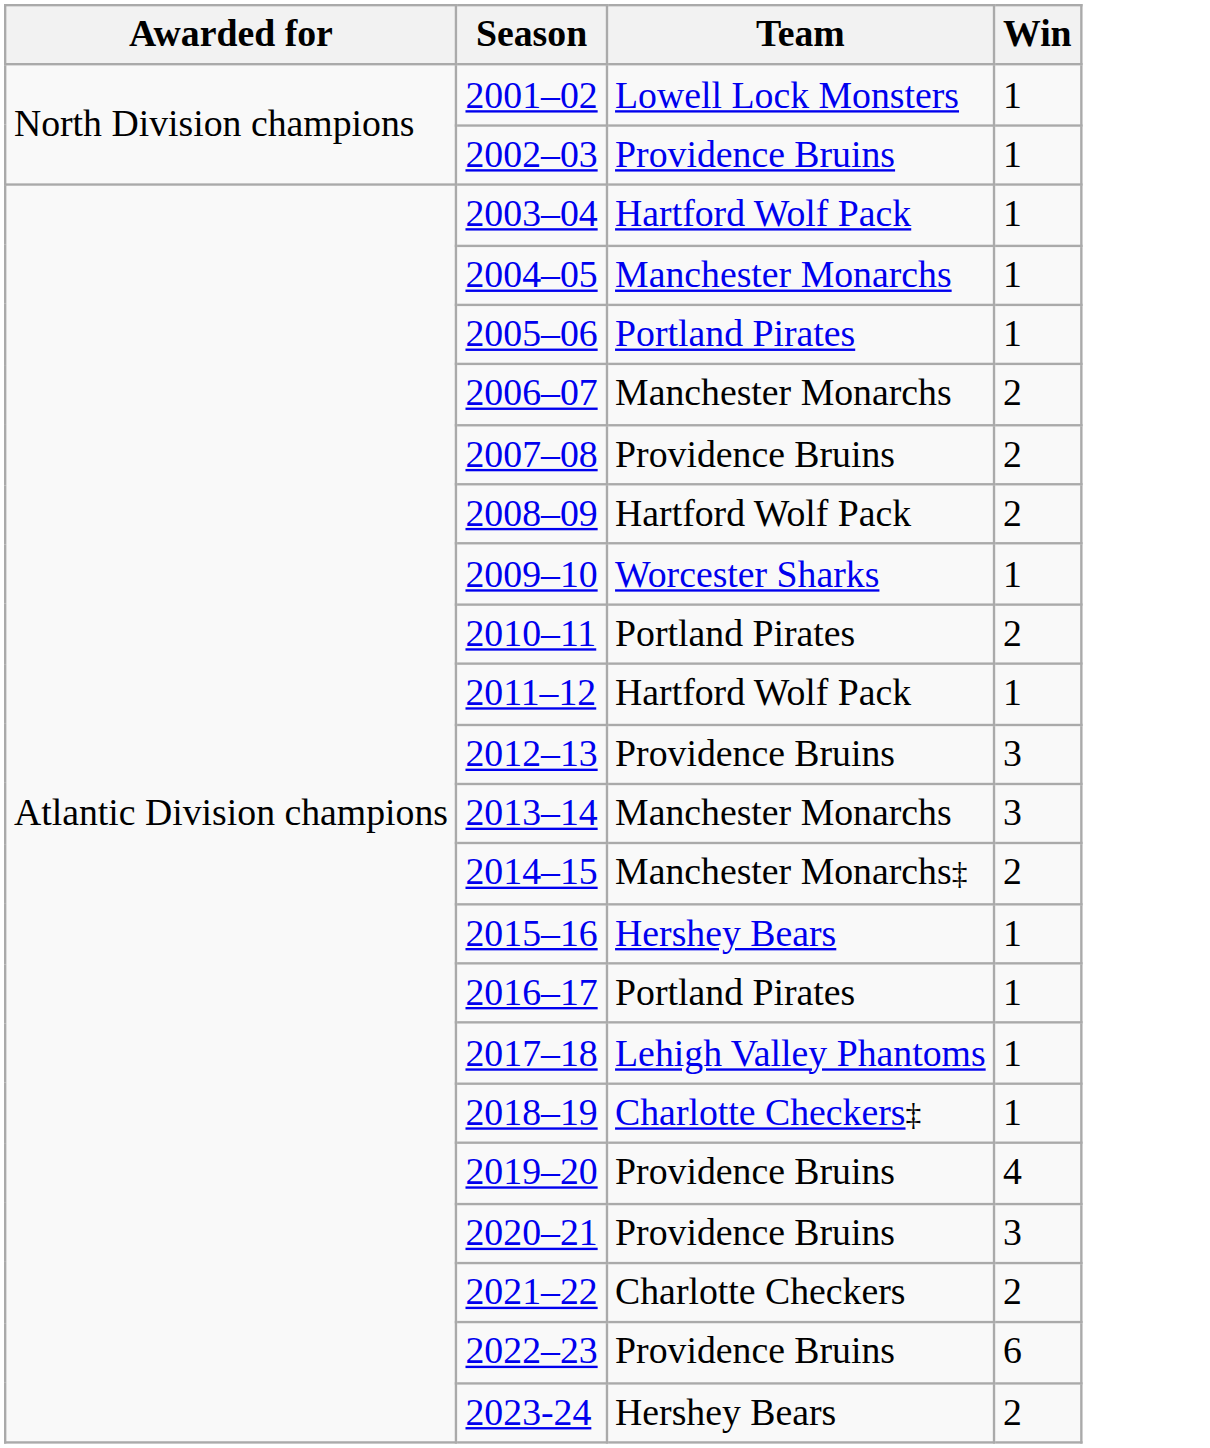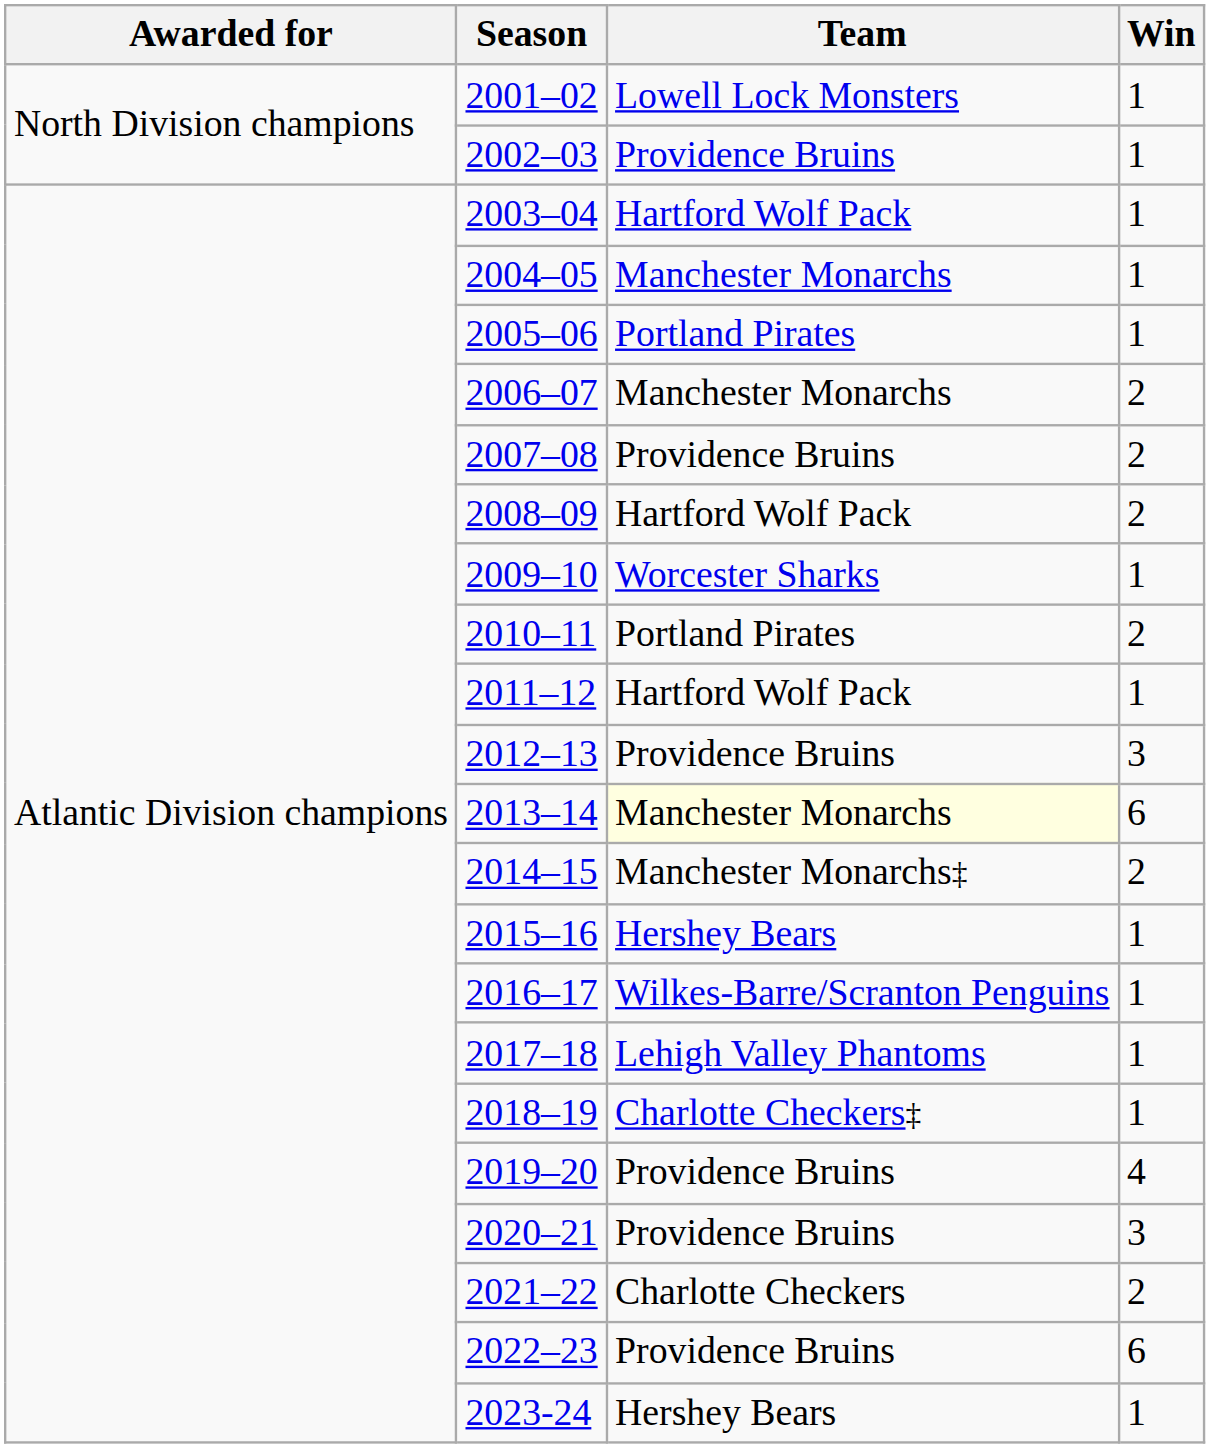(783, 812) no background -> (783, 812) lightyellow background
(1012, 812) 3 -> (1136, 812) 6
(735, 992) Portland Pirates -> (862, 992) Wilkes-Barre/Scranton Penguins
(1012, 1411) 2 -> (1136, 1411) 1
